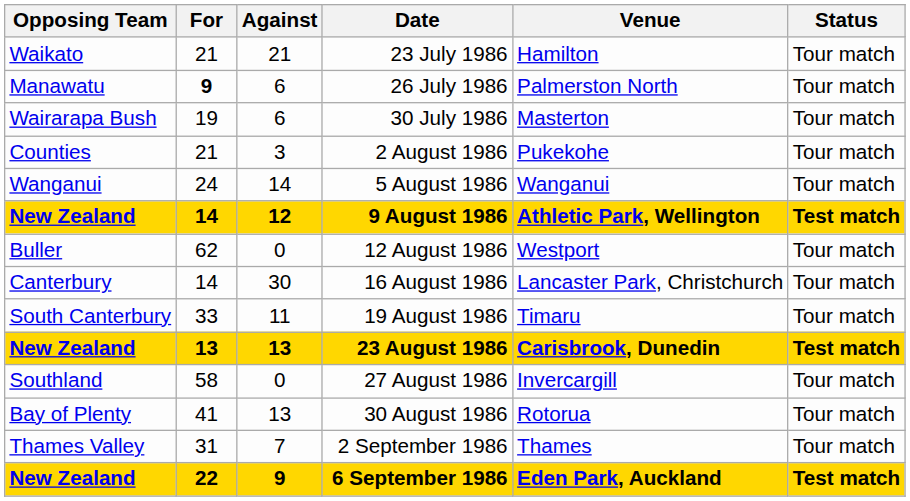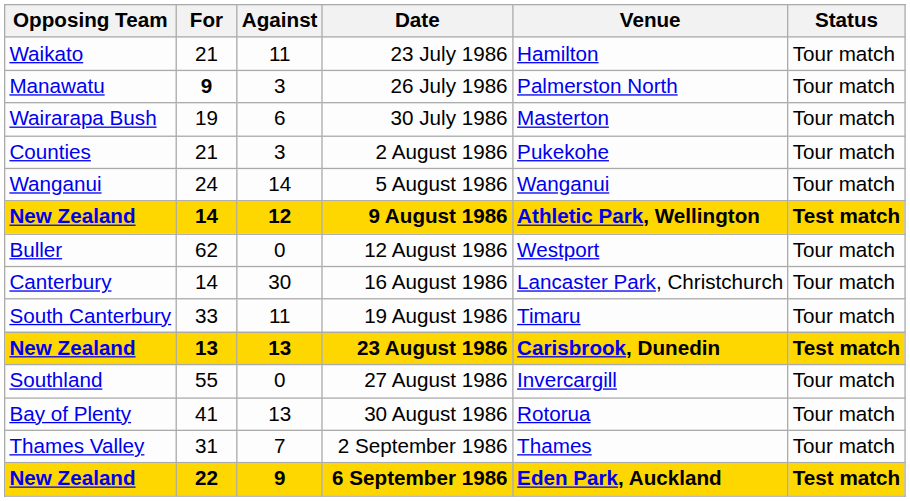(280, 53) 21 -> (280, 53) 11
(280, 86) 6 -> (280, 86) 3
(206, 380) 58 -> (206, 380) 55
